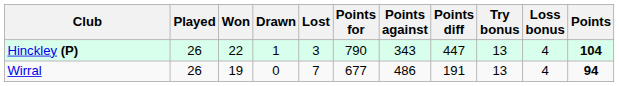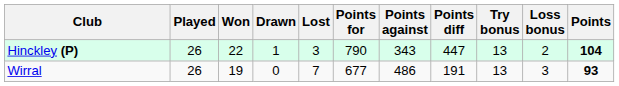(545, 50) 4 -> (545, 50) 2
(545, 71) 4 -> (545, 71) 3
(591, 71) 94 -> (591, 71) 93
